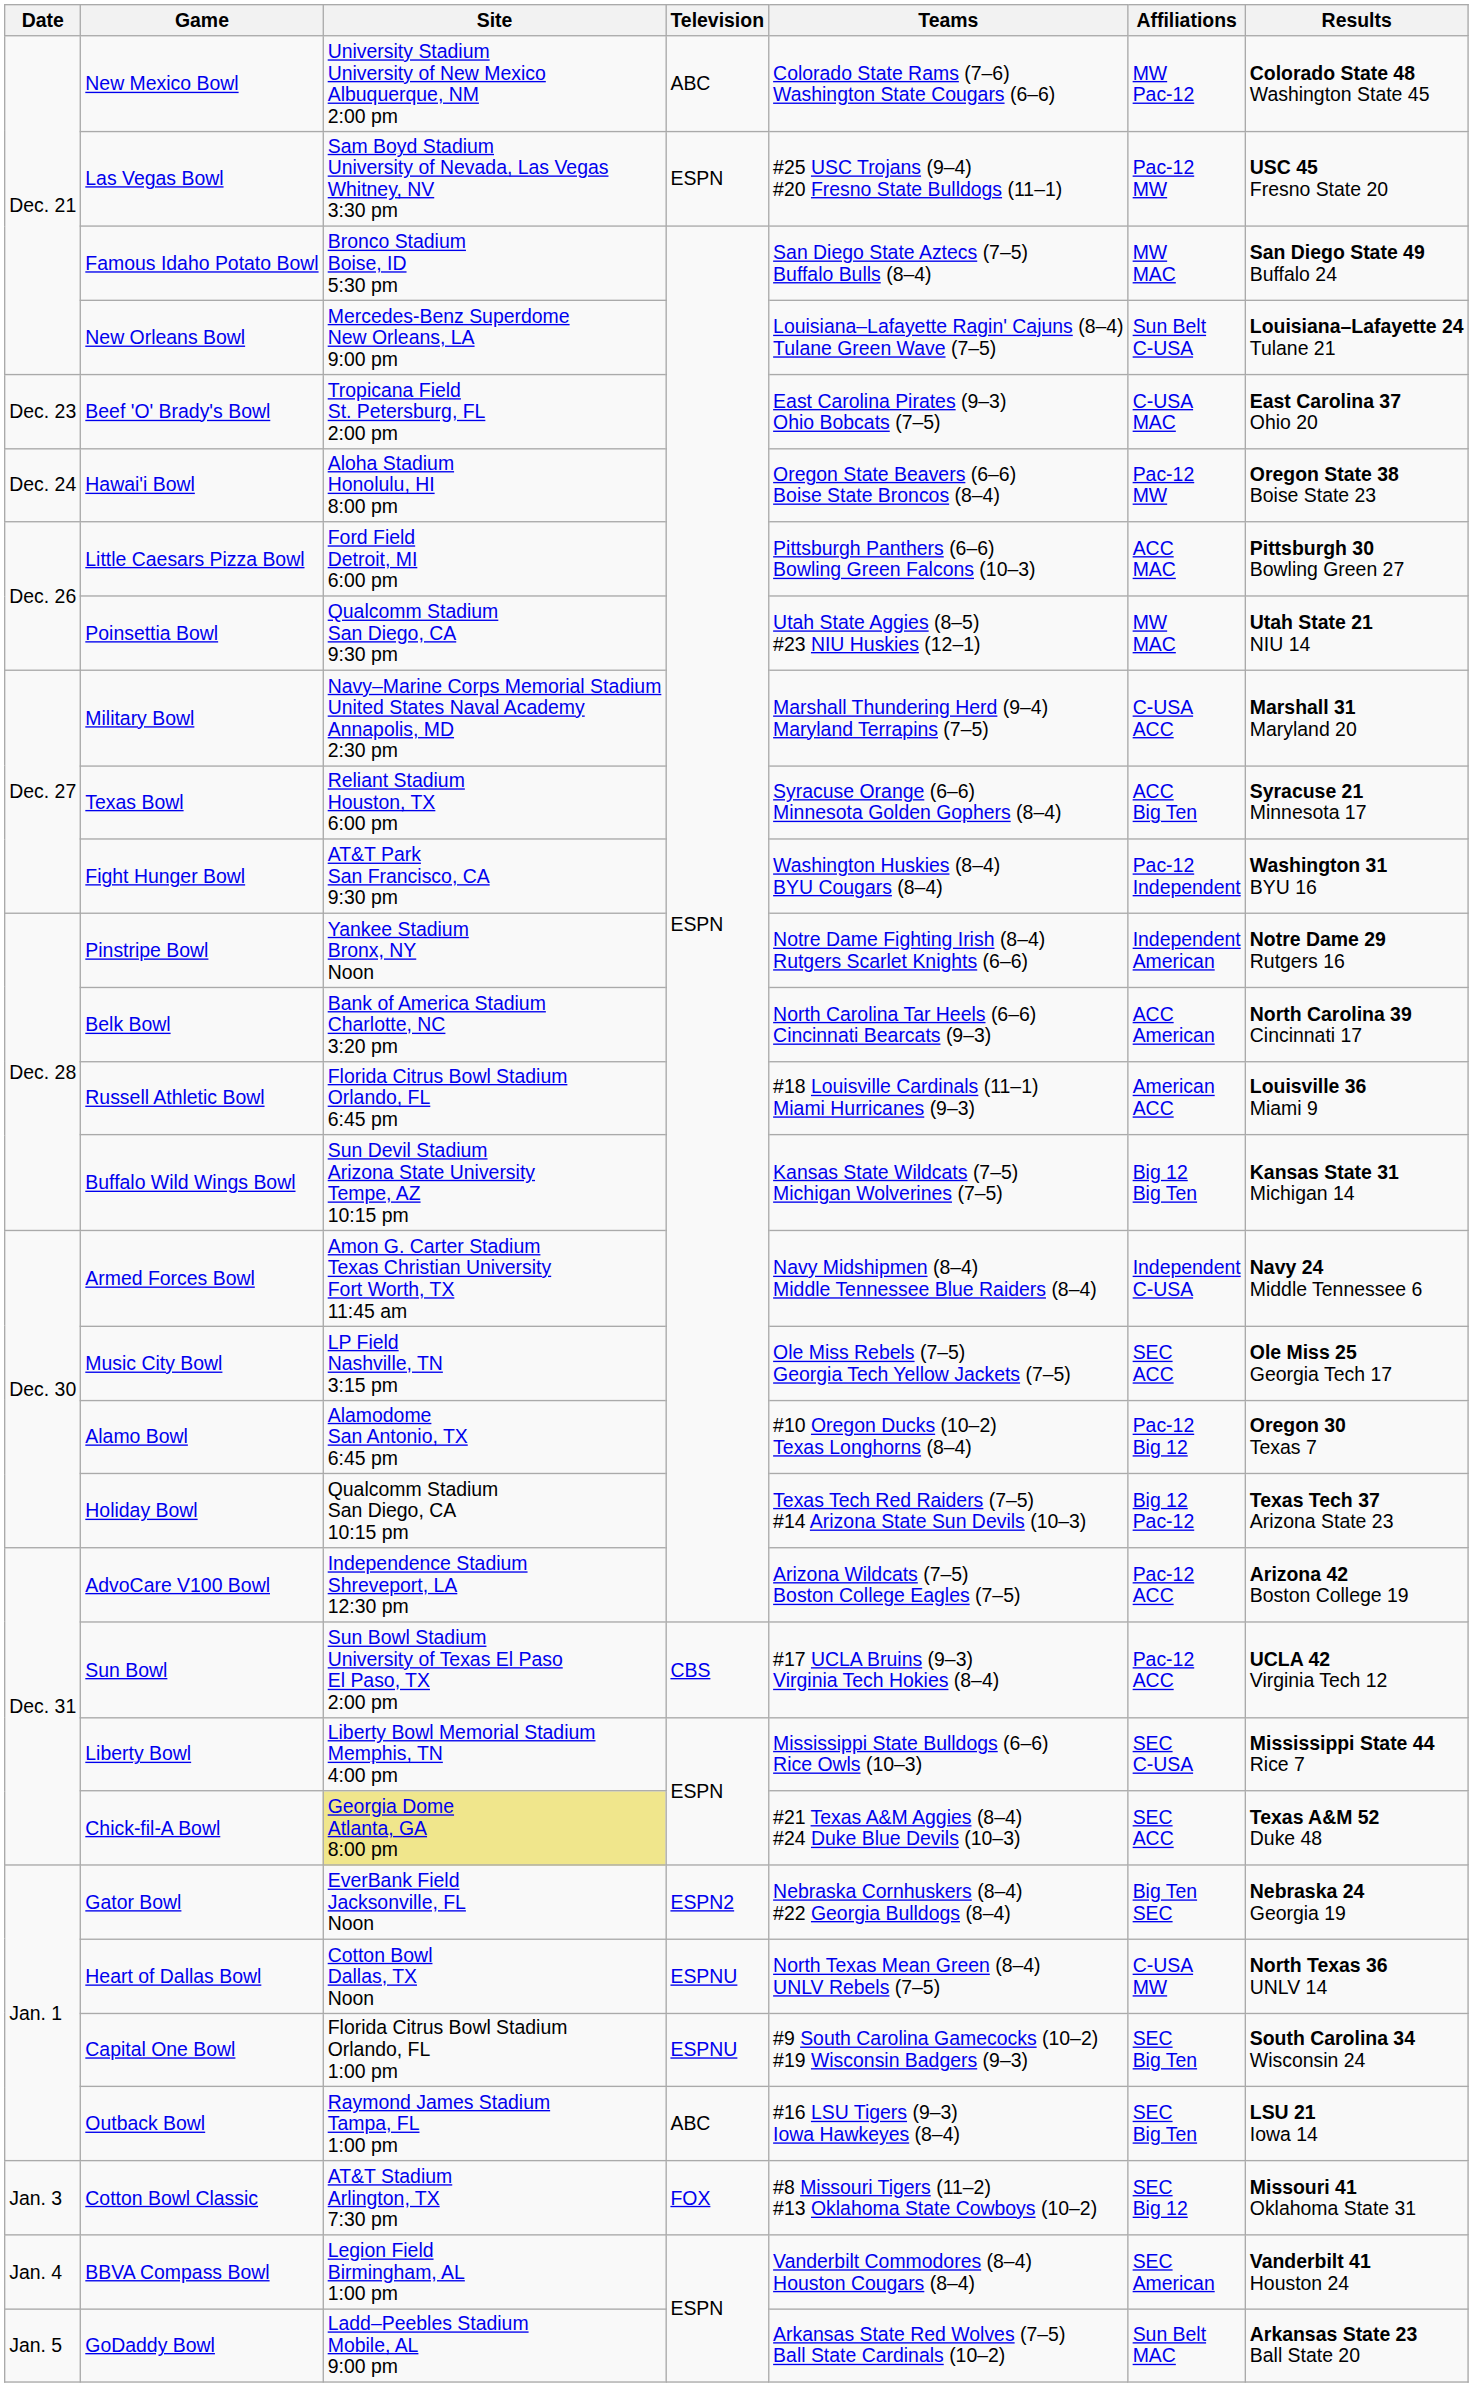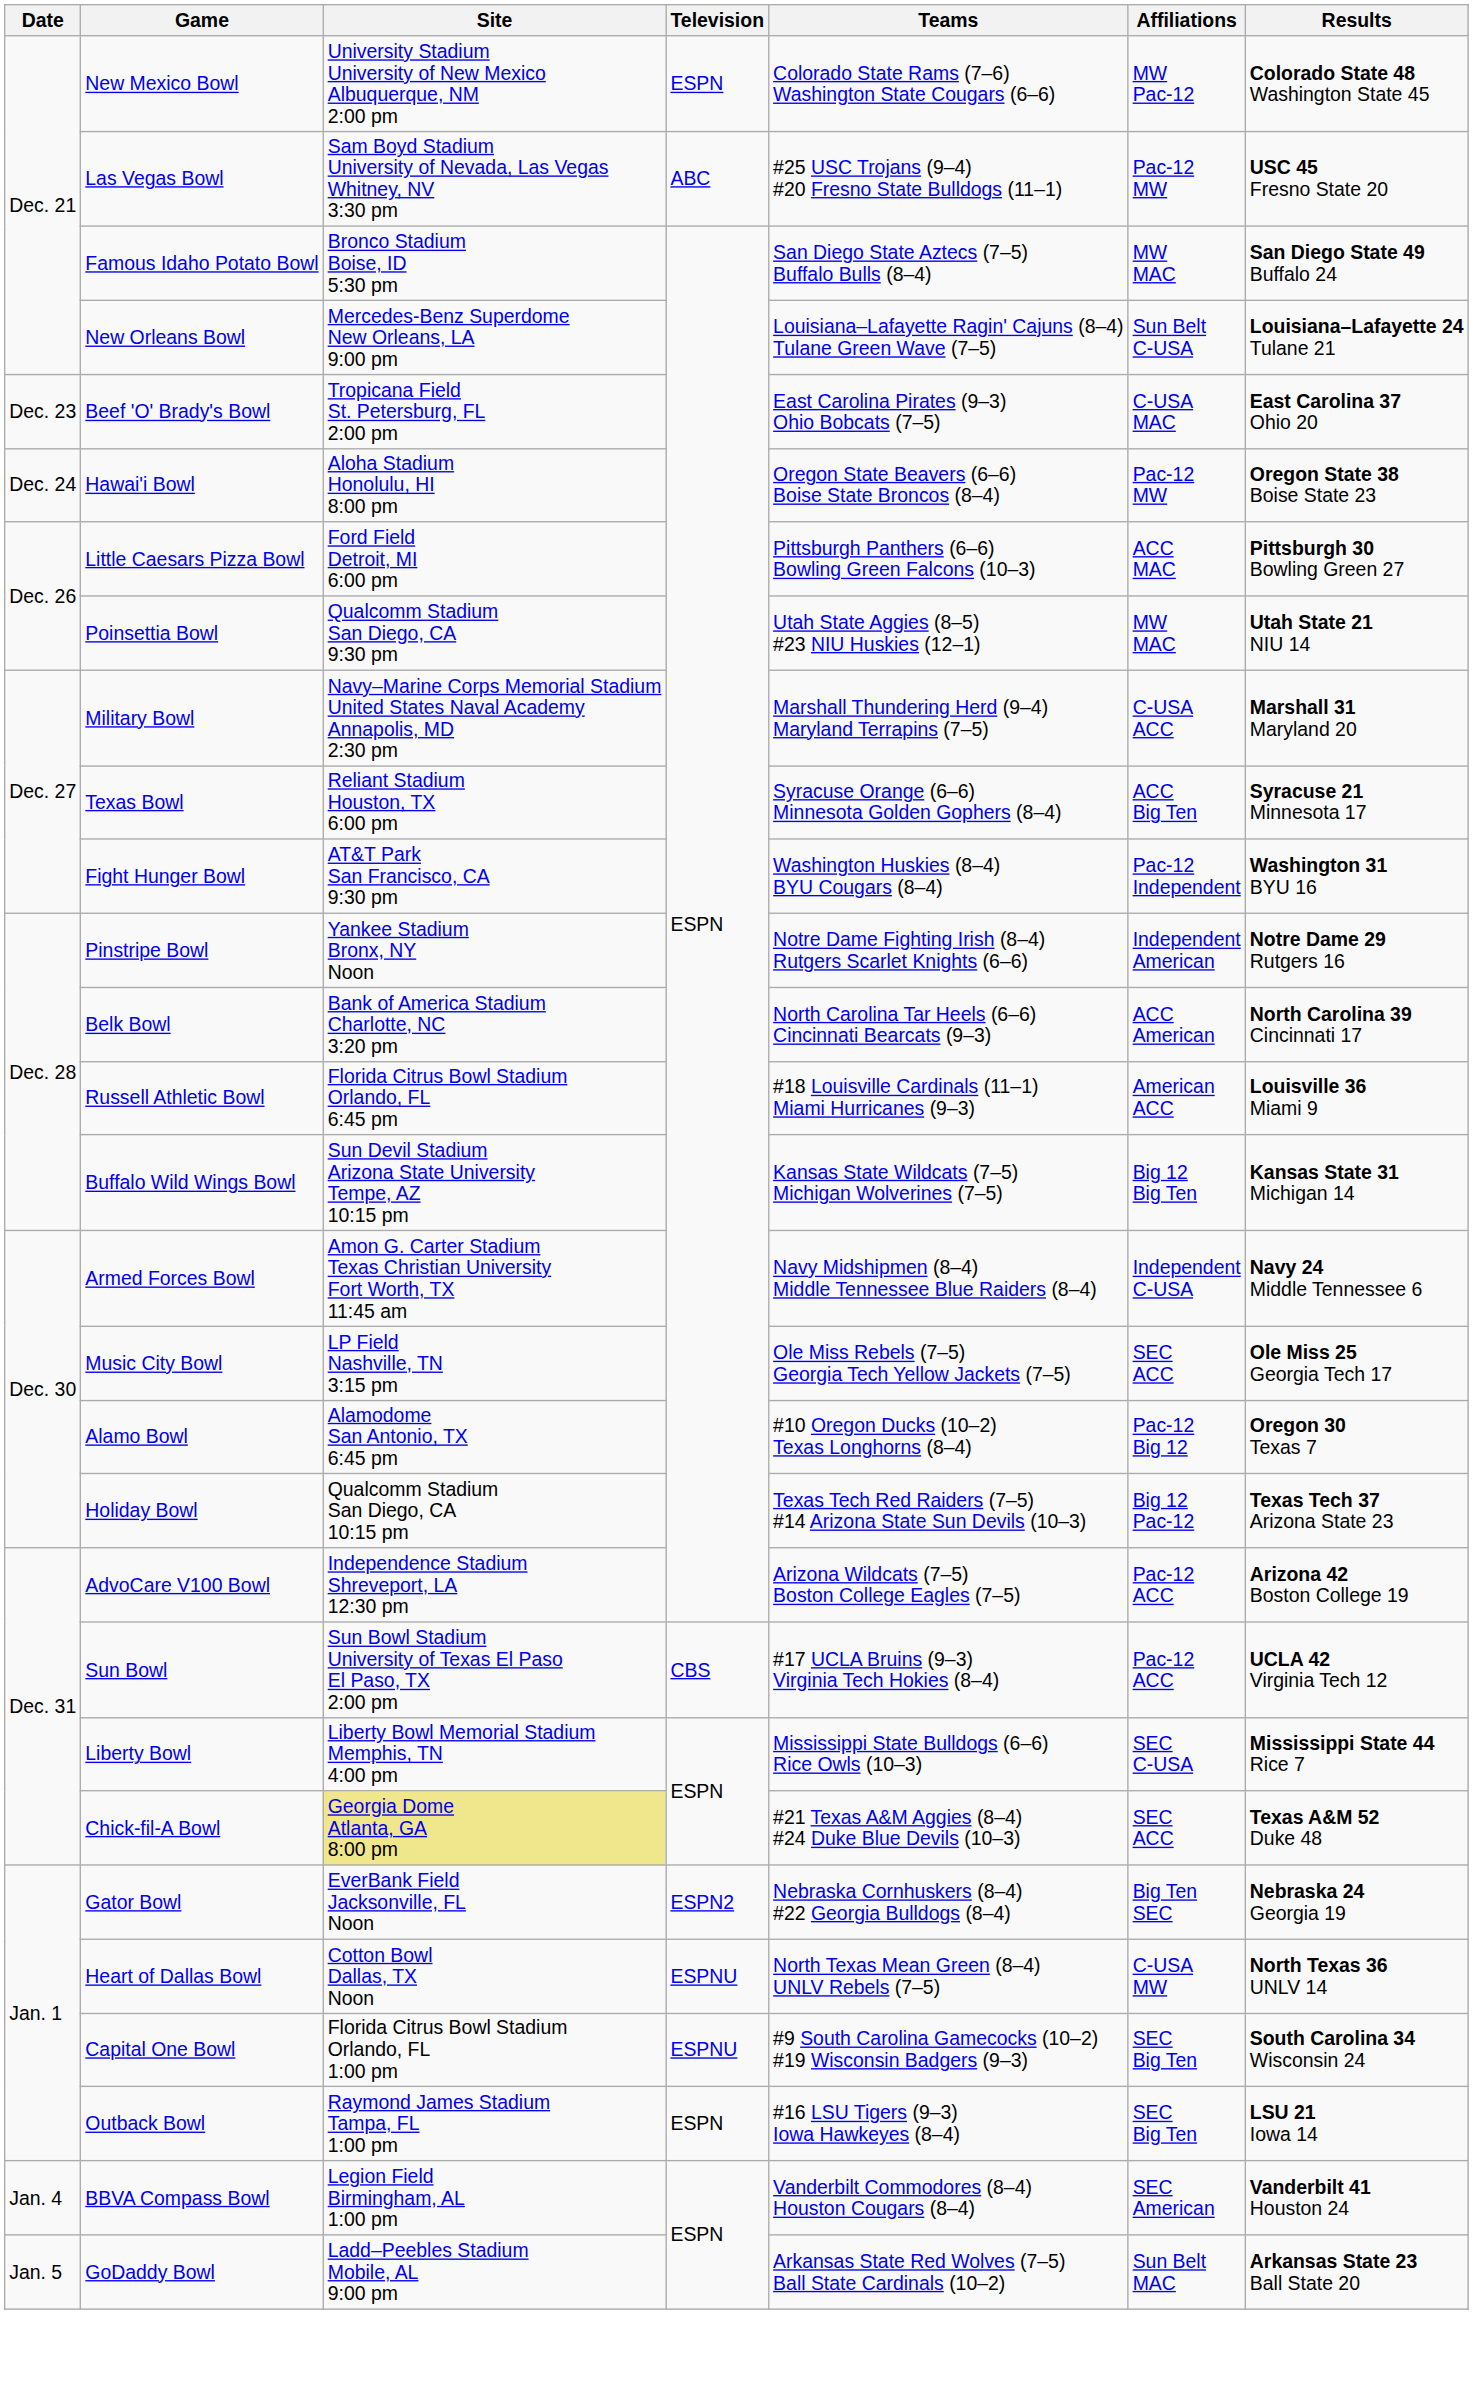(690, 84) ABC -> (697, 84) ESPN
(697, 179) ESPN -> (690, 179) ABC
(690, 2124) ABC -> (697, 2124) ESPN
- row: (172, 2198)
